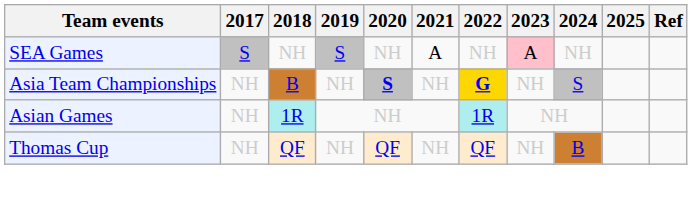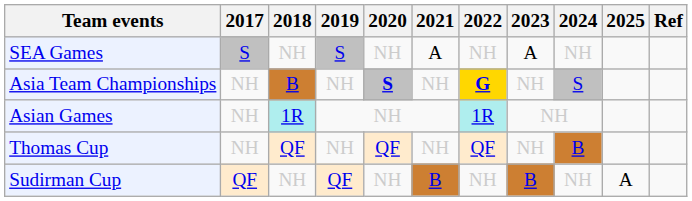(530, 52) pink background -> (530, 52) no background
+ row: (65, 179)
